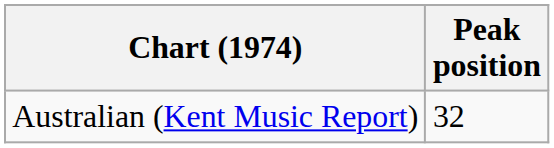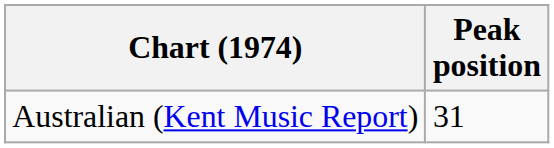(449, 116) 32 -> (449, 116) 31
